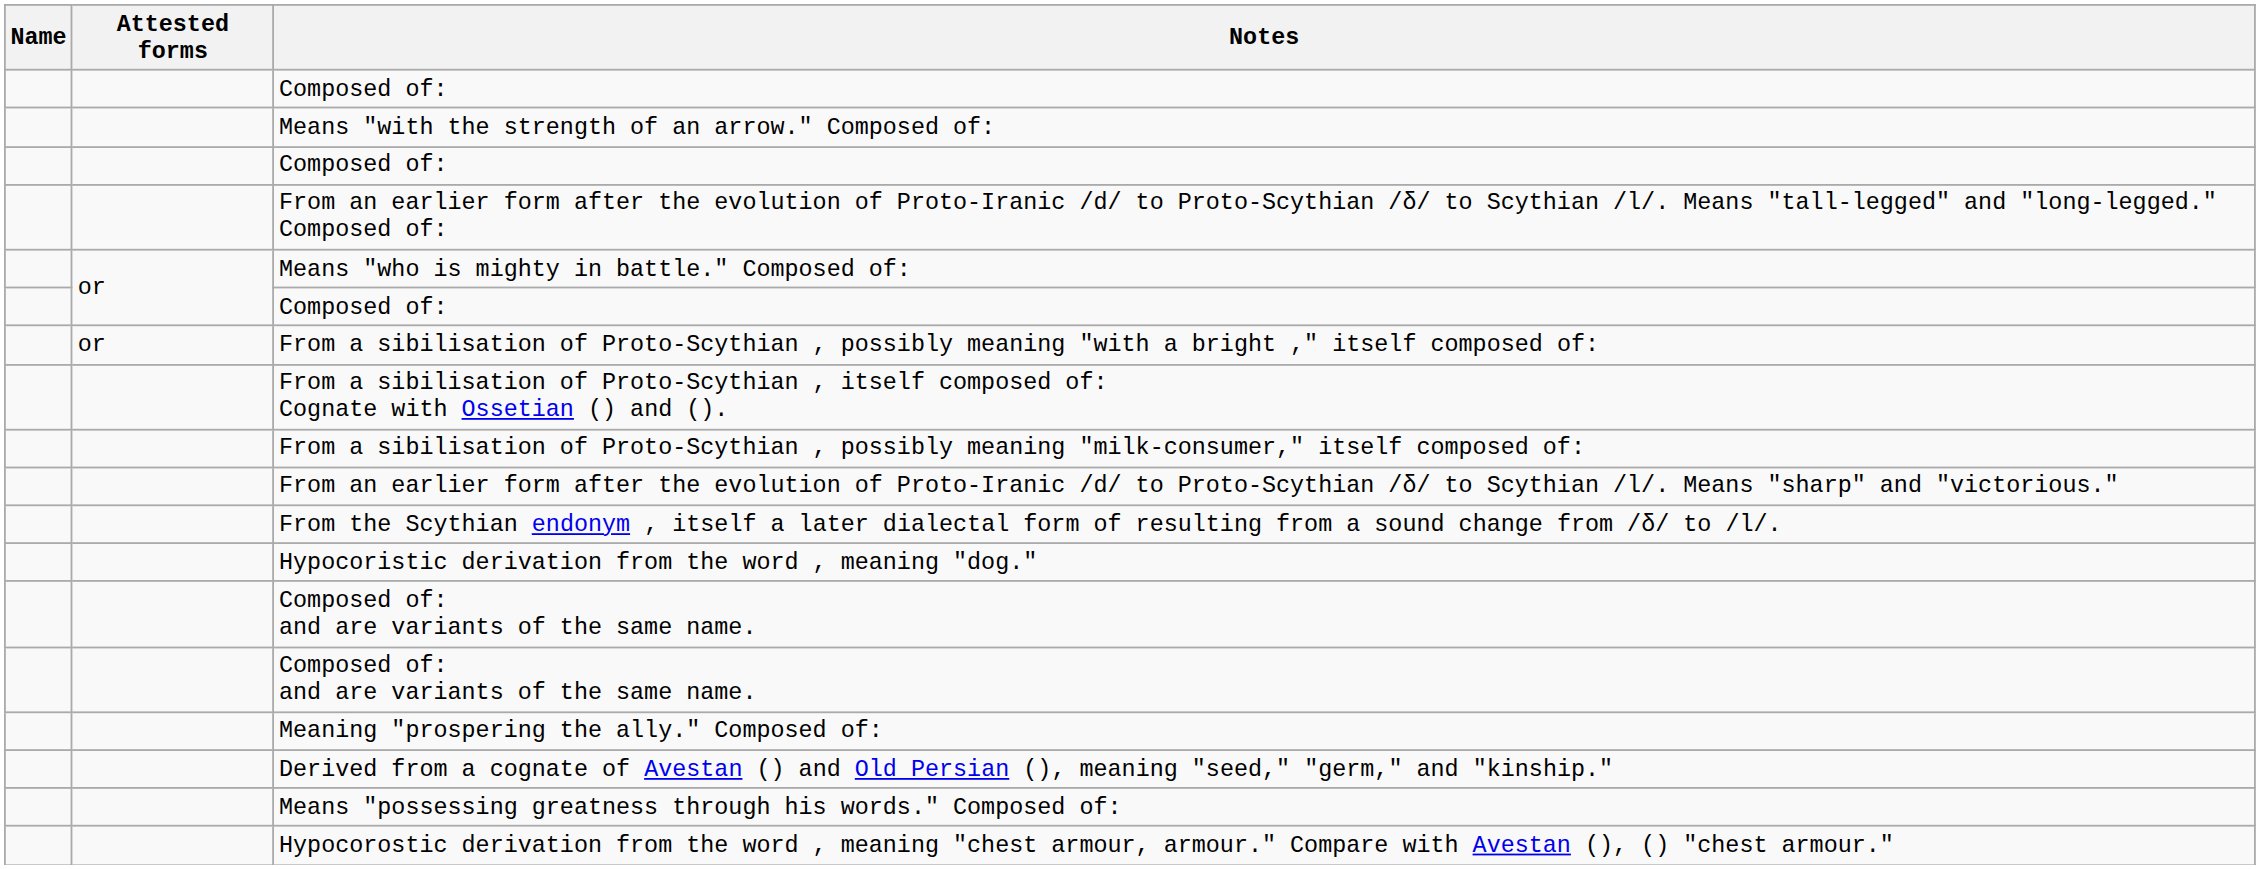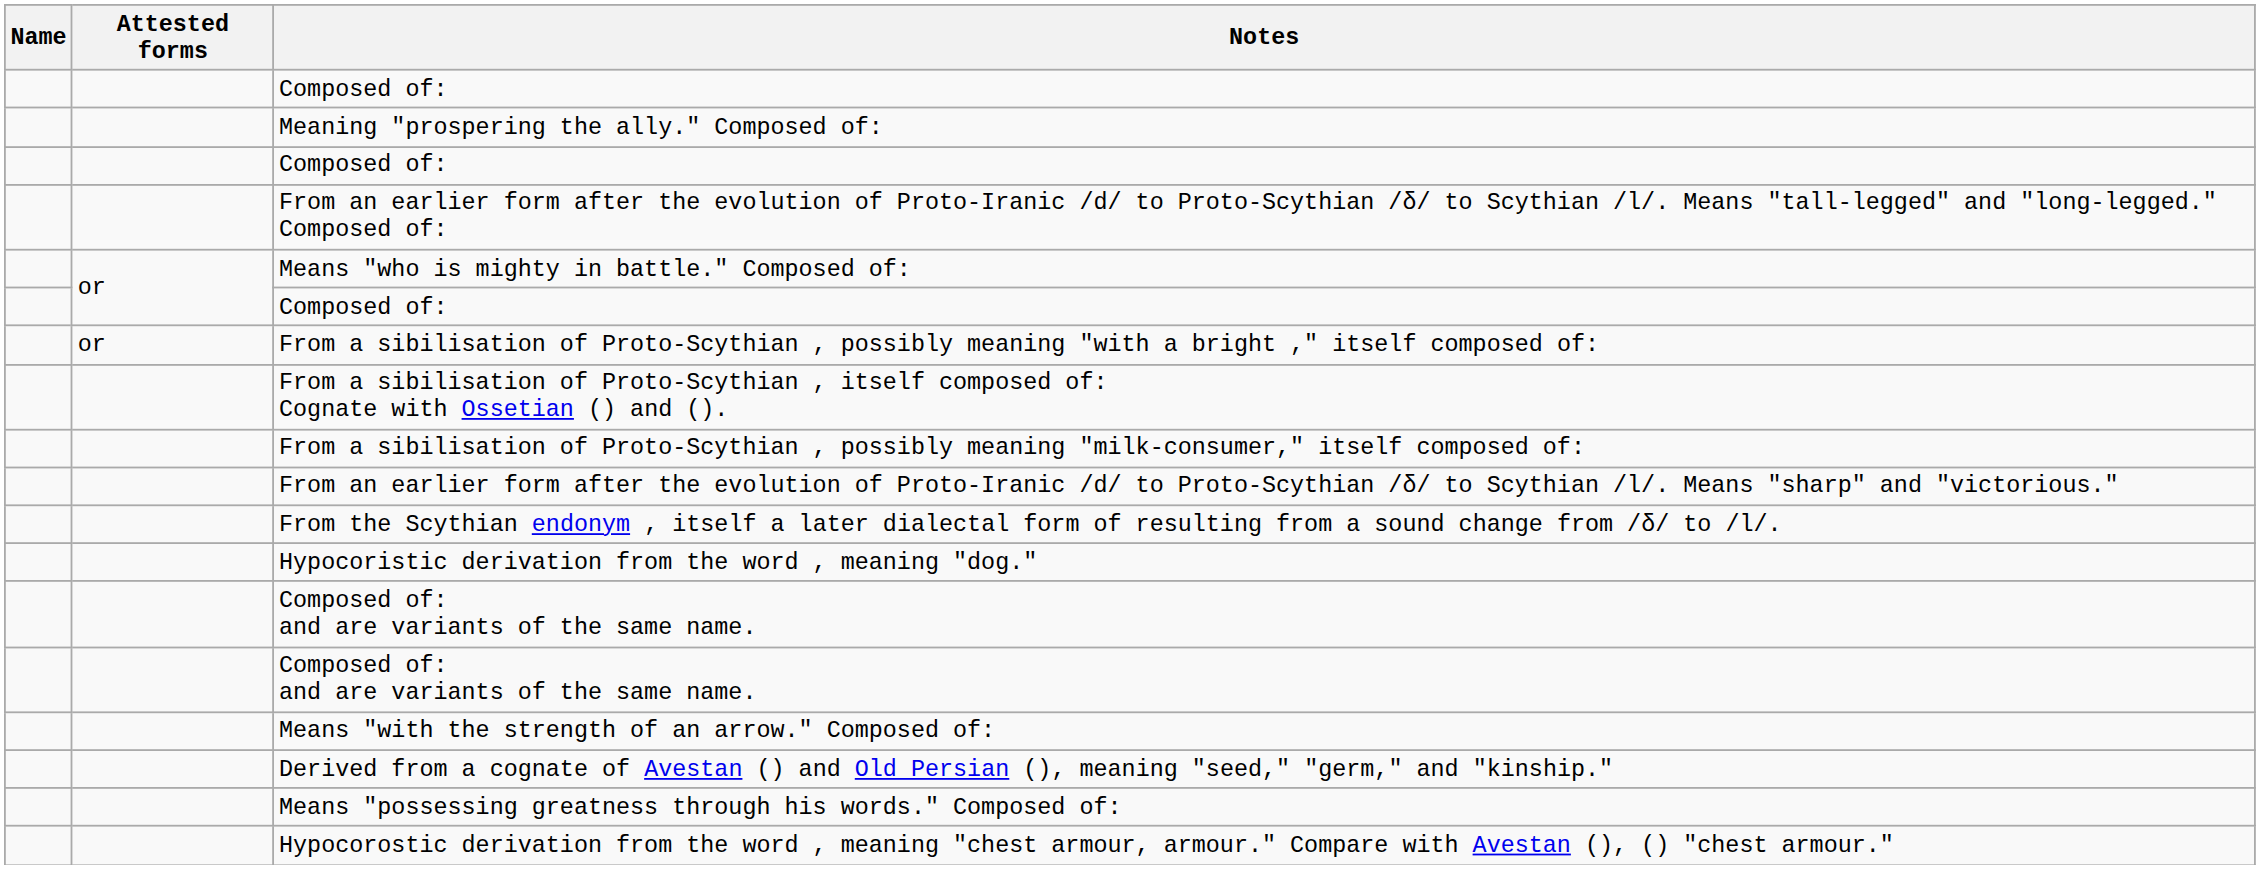rows swapped: (173, 731) <-> (173, 127)
